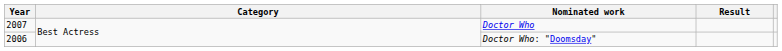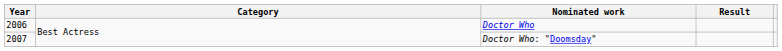(17, 25) 2007 -> (17, 25) 2006
(17, 39) 2006 -> (17, 39) 2007
